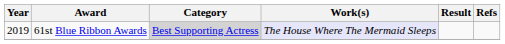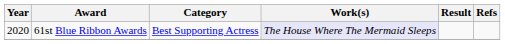(18, 30) 2019 -> (18, 30) 2020
(205, 30) lightgrey background -> (205, 30) no background
